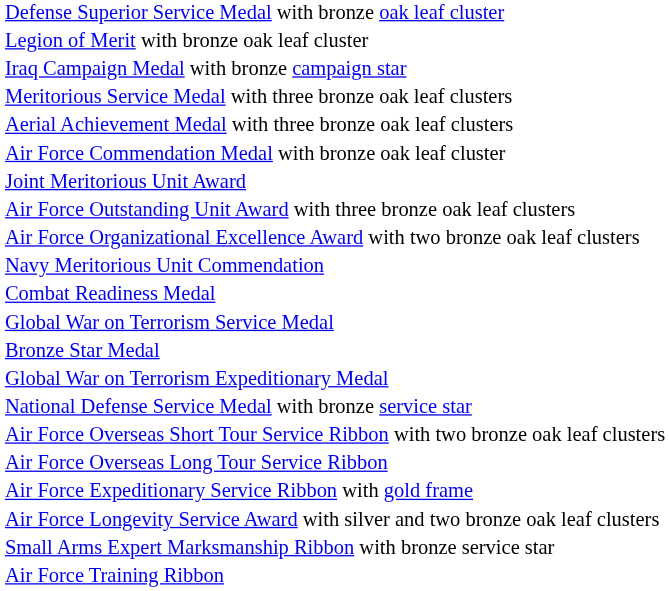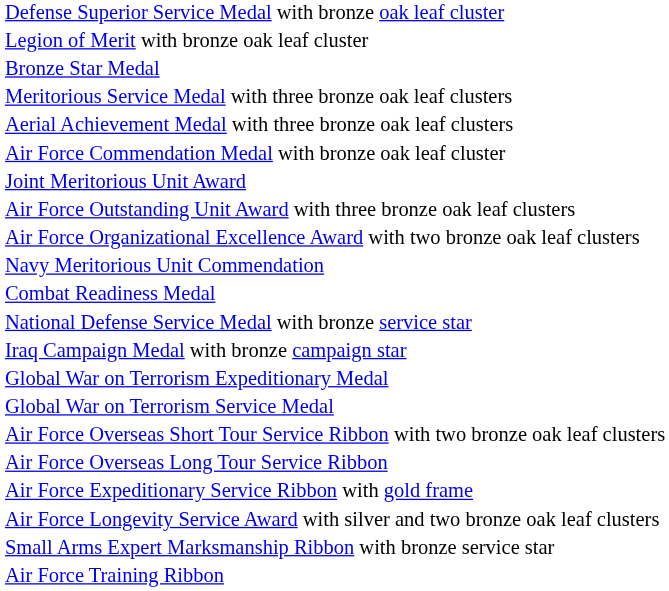rows swapped: (82, 350) <-> (206, 68)
rows swapped: (238, 406) <-> (169, 321)
